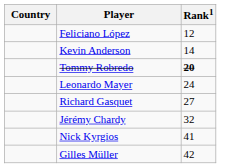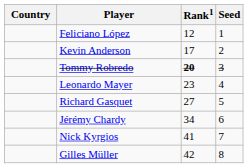+ column: (229, 14)
(189, 50) 14 -> (189, 50) 17
(189, 85) 24 -> (189, 85) 23
(189, 119) 32 -> (189, 119) 34
